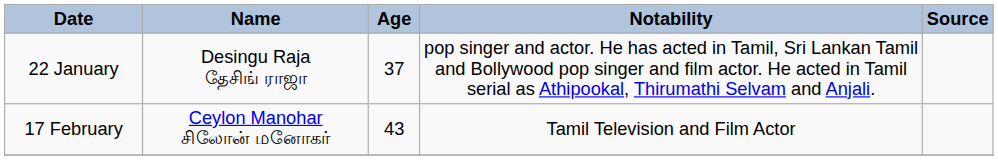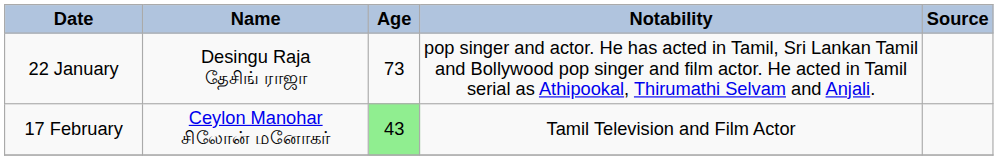(394, 68) 37 -> (394, 68) 73
(394, 129) no background -> (394, 129) lightgreen background
